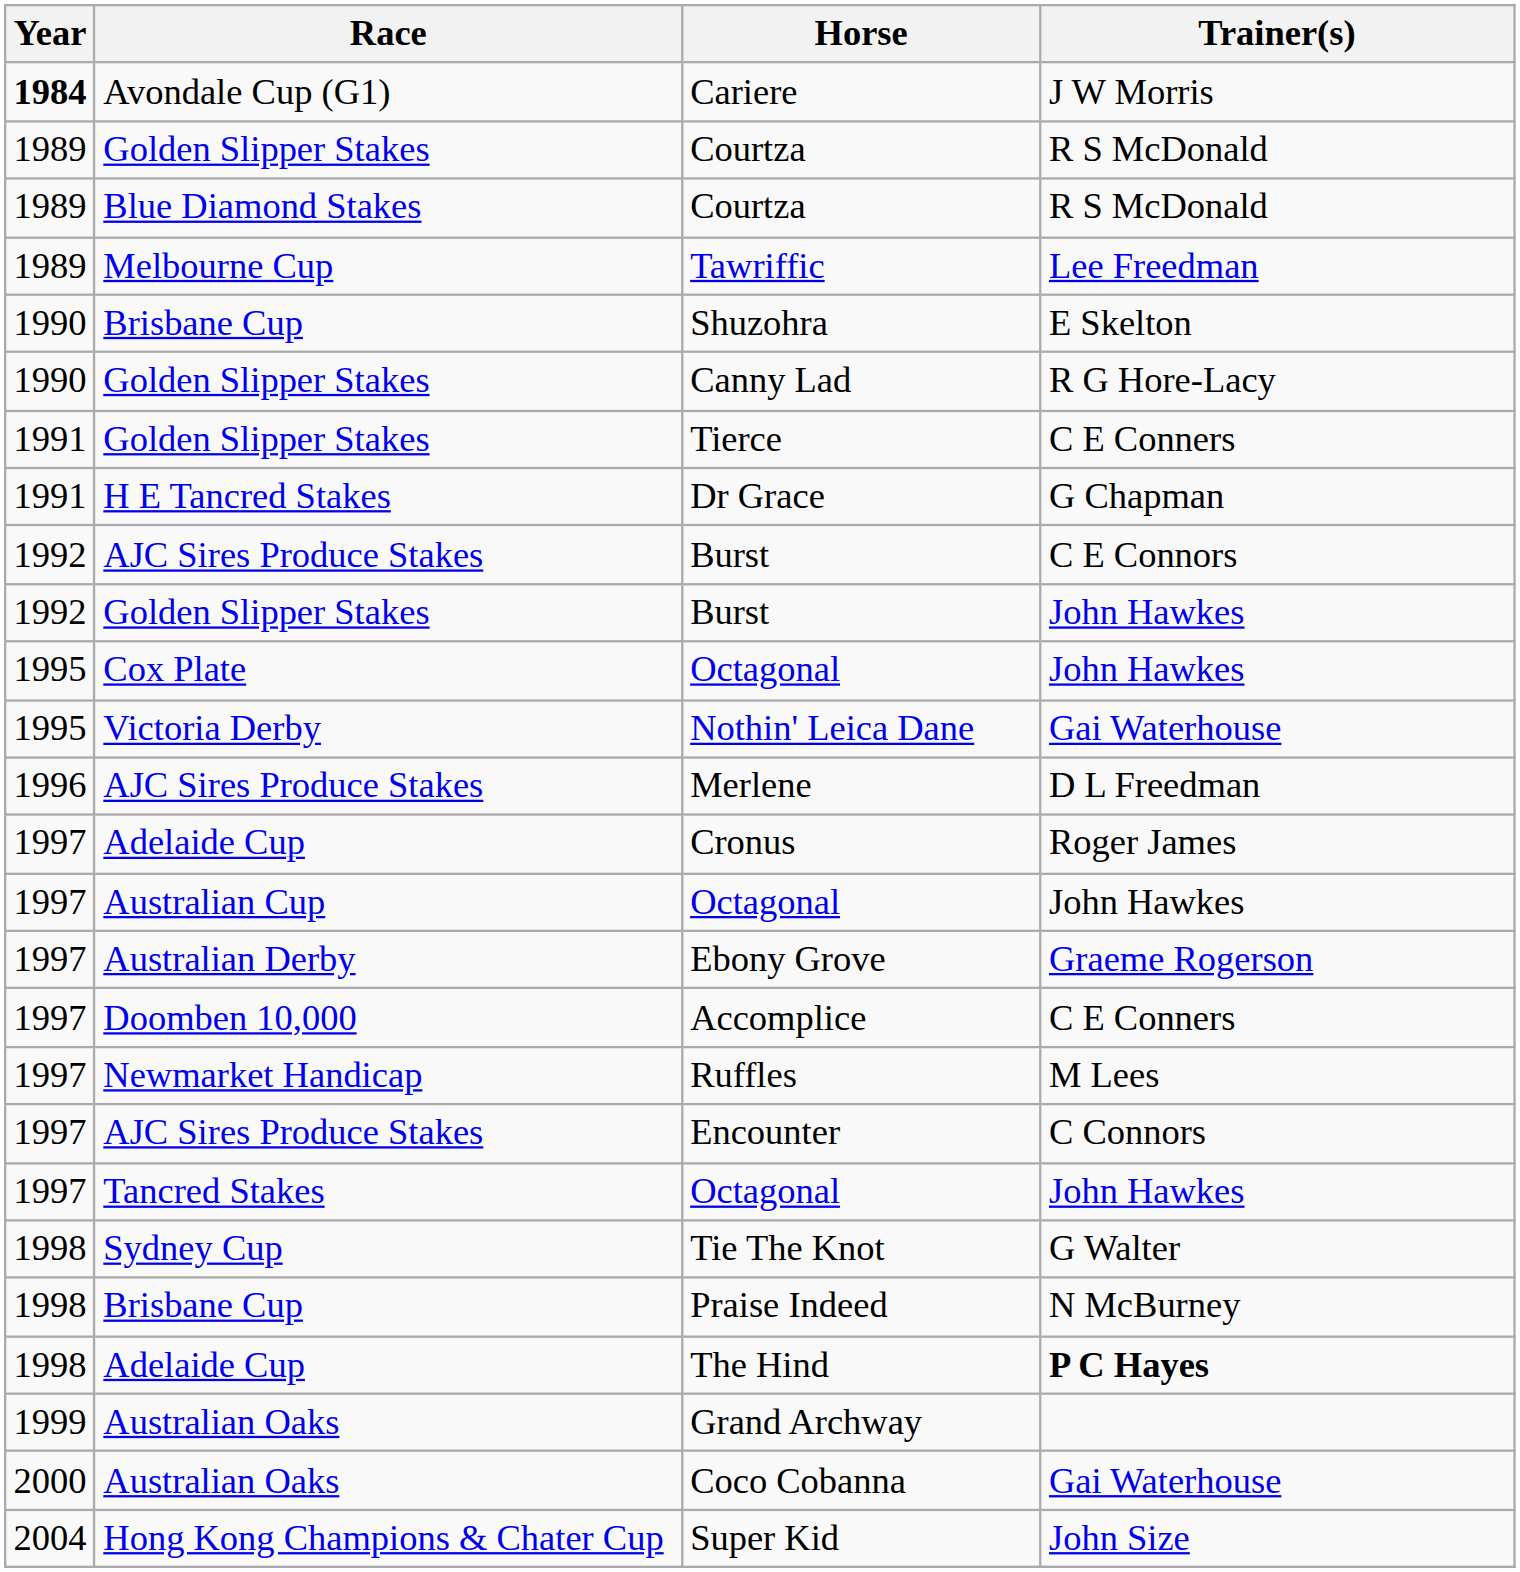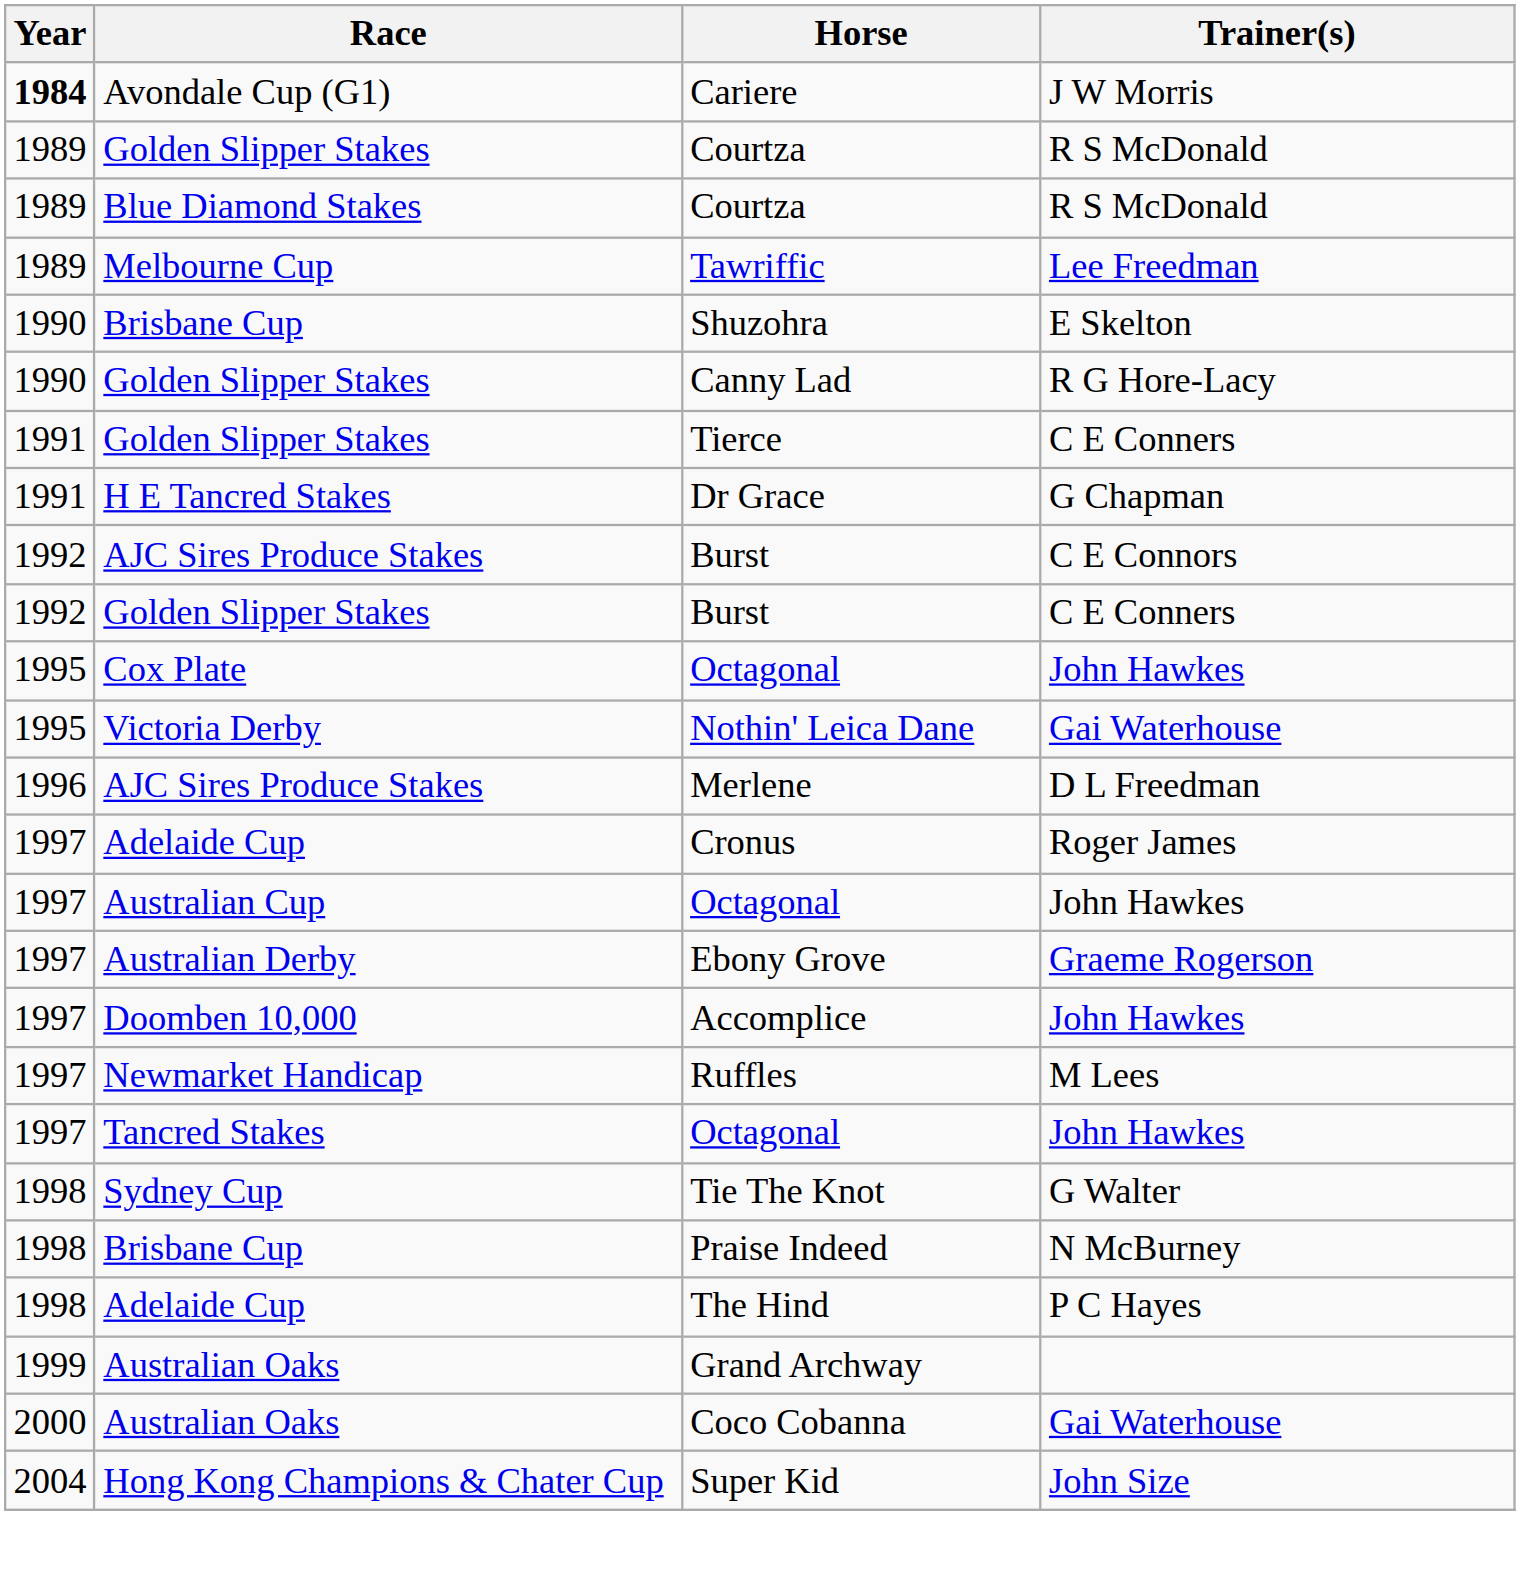(1147, 611) John Hawkes -> (1142, 611) C E Conners
(1142, 1016) C E Conners -> (1147, 1016) John Hawkes
- row: (293, 1132)
(1129, 1364) bold -> (1125, 1306) normal
